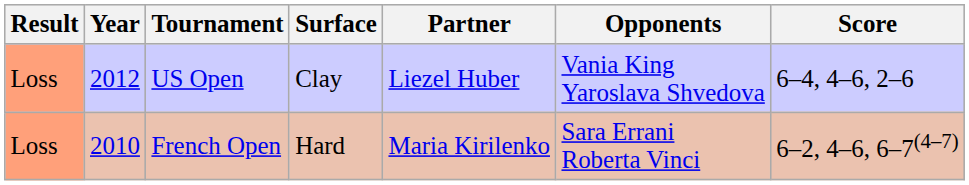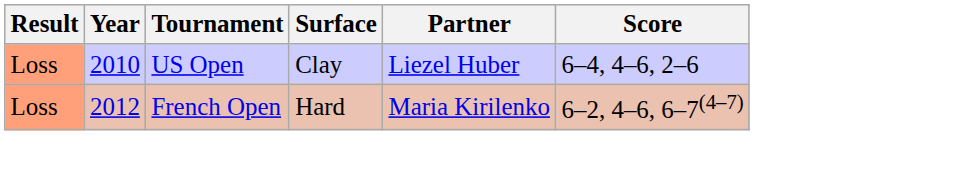- column: (663, 24)
(115, 77) 2012 -> (115, 63) 2010
(115, 145) 2010 -> (115, 106) 2012
